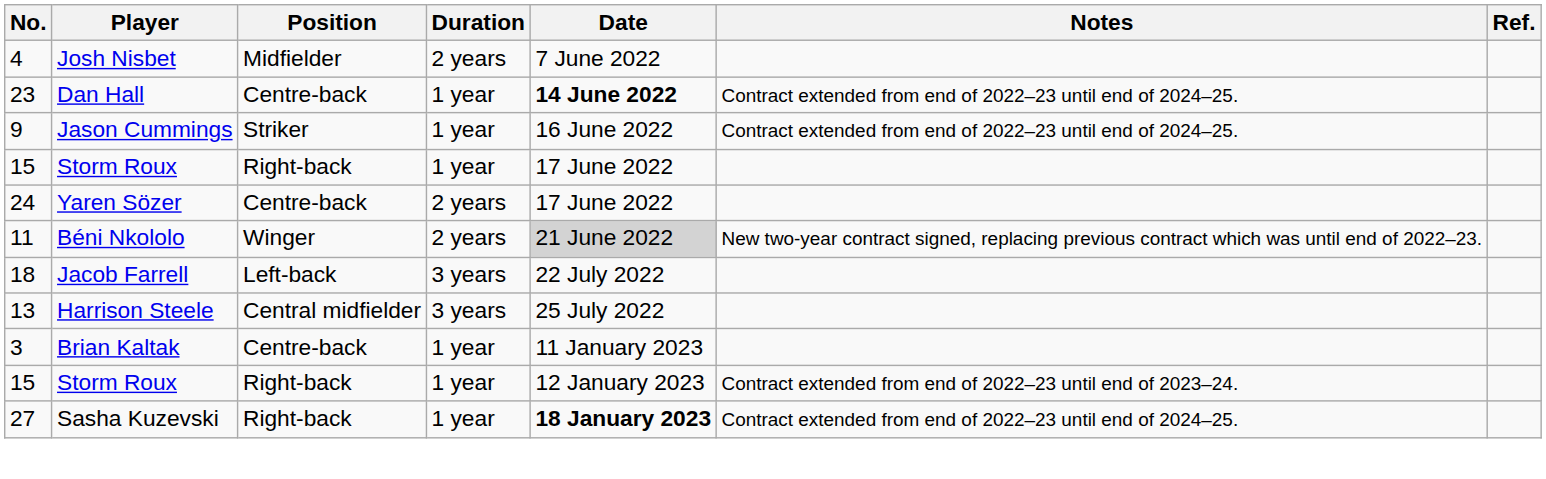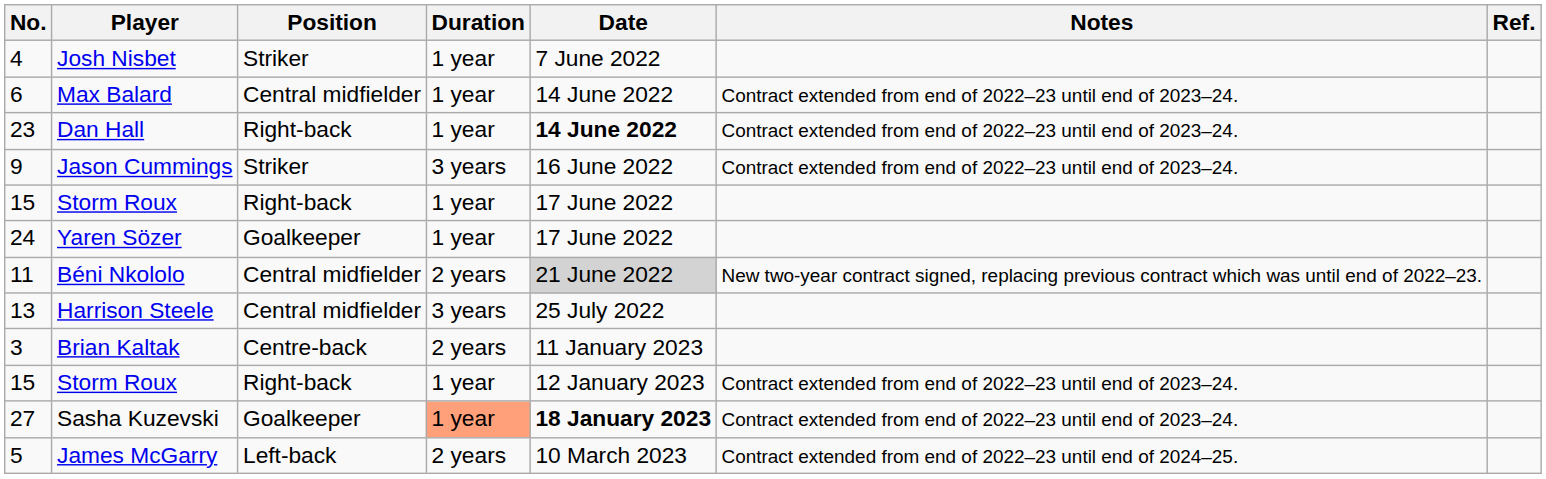(292, 58) Midfielder -> (276, 58) Striker
(469, 58) 2 years -> (463, 58) 1 year
+ row: (16, 94)
(305, 94) Centre-back -> (297, 130) Right-back
(980, 96) Contract extended from end of 2022–23 until end of 2024–25. -> (980, 132) Contract extended from end of 2022–23 until end of 2023–24.
(463, 130) 1 year -> (469, 166) 3 years
(980, 132) Contract extended from end of 2022–23 until end of 2024–25. -> (980, 168) Contract extended from end of 2022–23 until end of 2023–24.
(305, 202) Centre-back -> (302, 238) Goalkeeper
(469, 202) 2 years -> (463, 238) 1 year
(279, 238) Winger -> (332, 274) Central midfielder
- row: (23, 274)
(463, 346) 1 year -> (469, 346) 2 years
(297, 418) Right-back -> (302, 418) Goalkeeper
(463, 418) no background -> (463, 418) lightsalmon background
(980, 420) Contract extended from end of 2022–23 until end of 2024–25. -> (980, 420) Contract extended from end of 2022–23 until end of 2023–24.
+ row: (16, 454)
